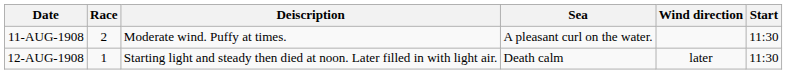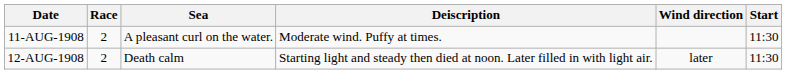columns swapped: (311, 15) <-> (578, 15)
(104, 58) 1 -> (104, 58) 2
